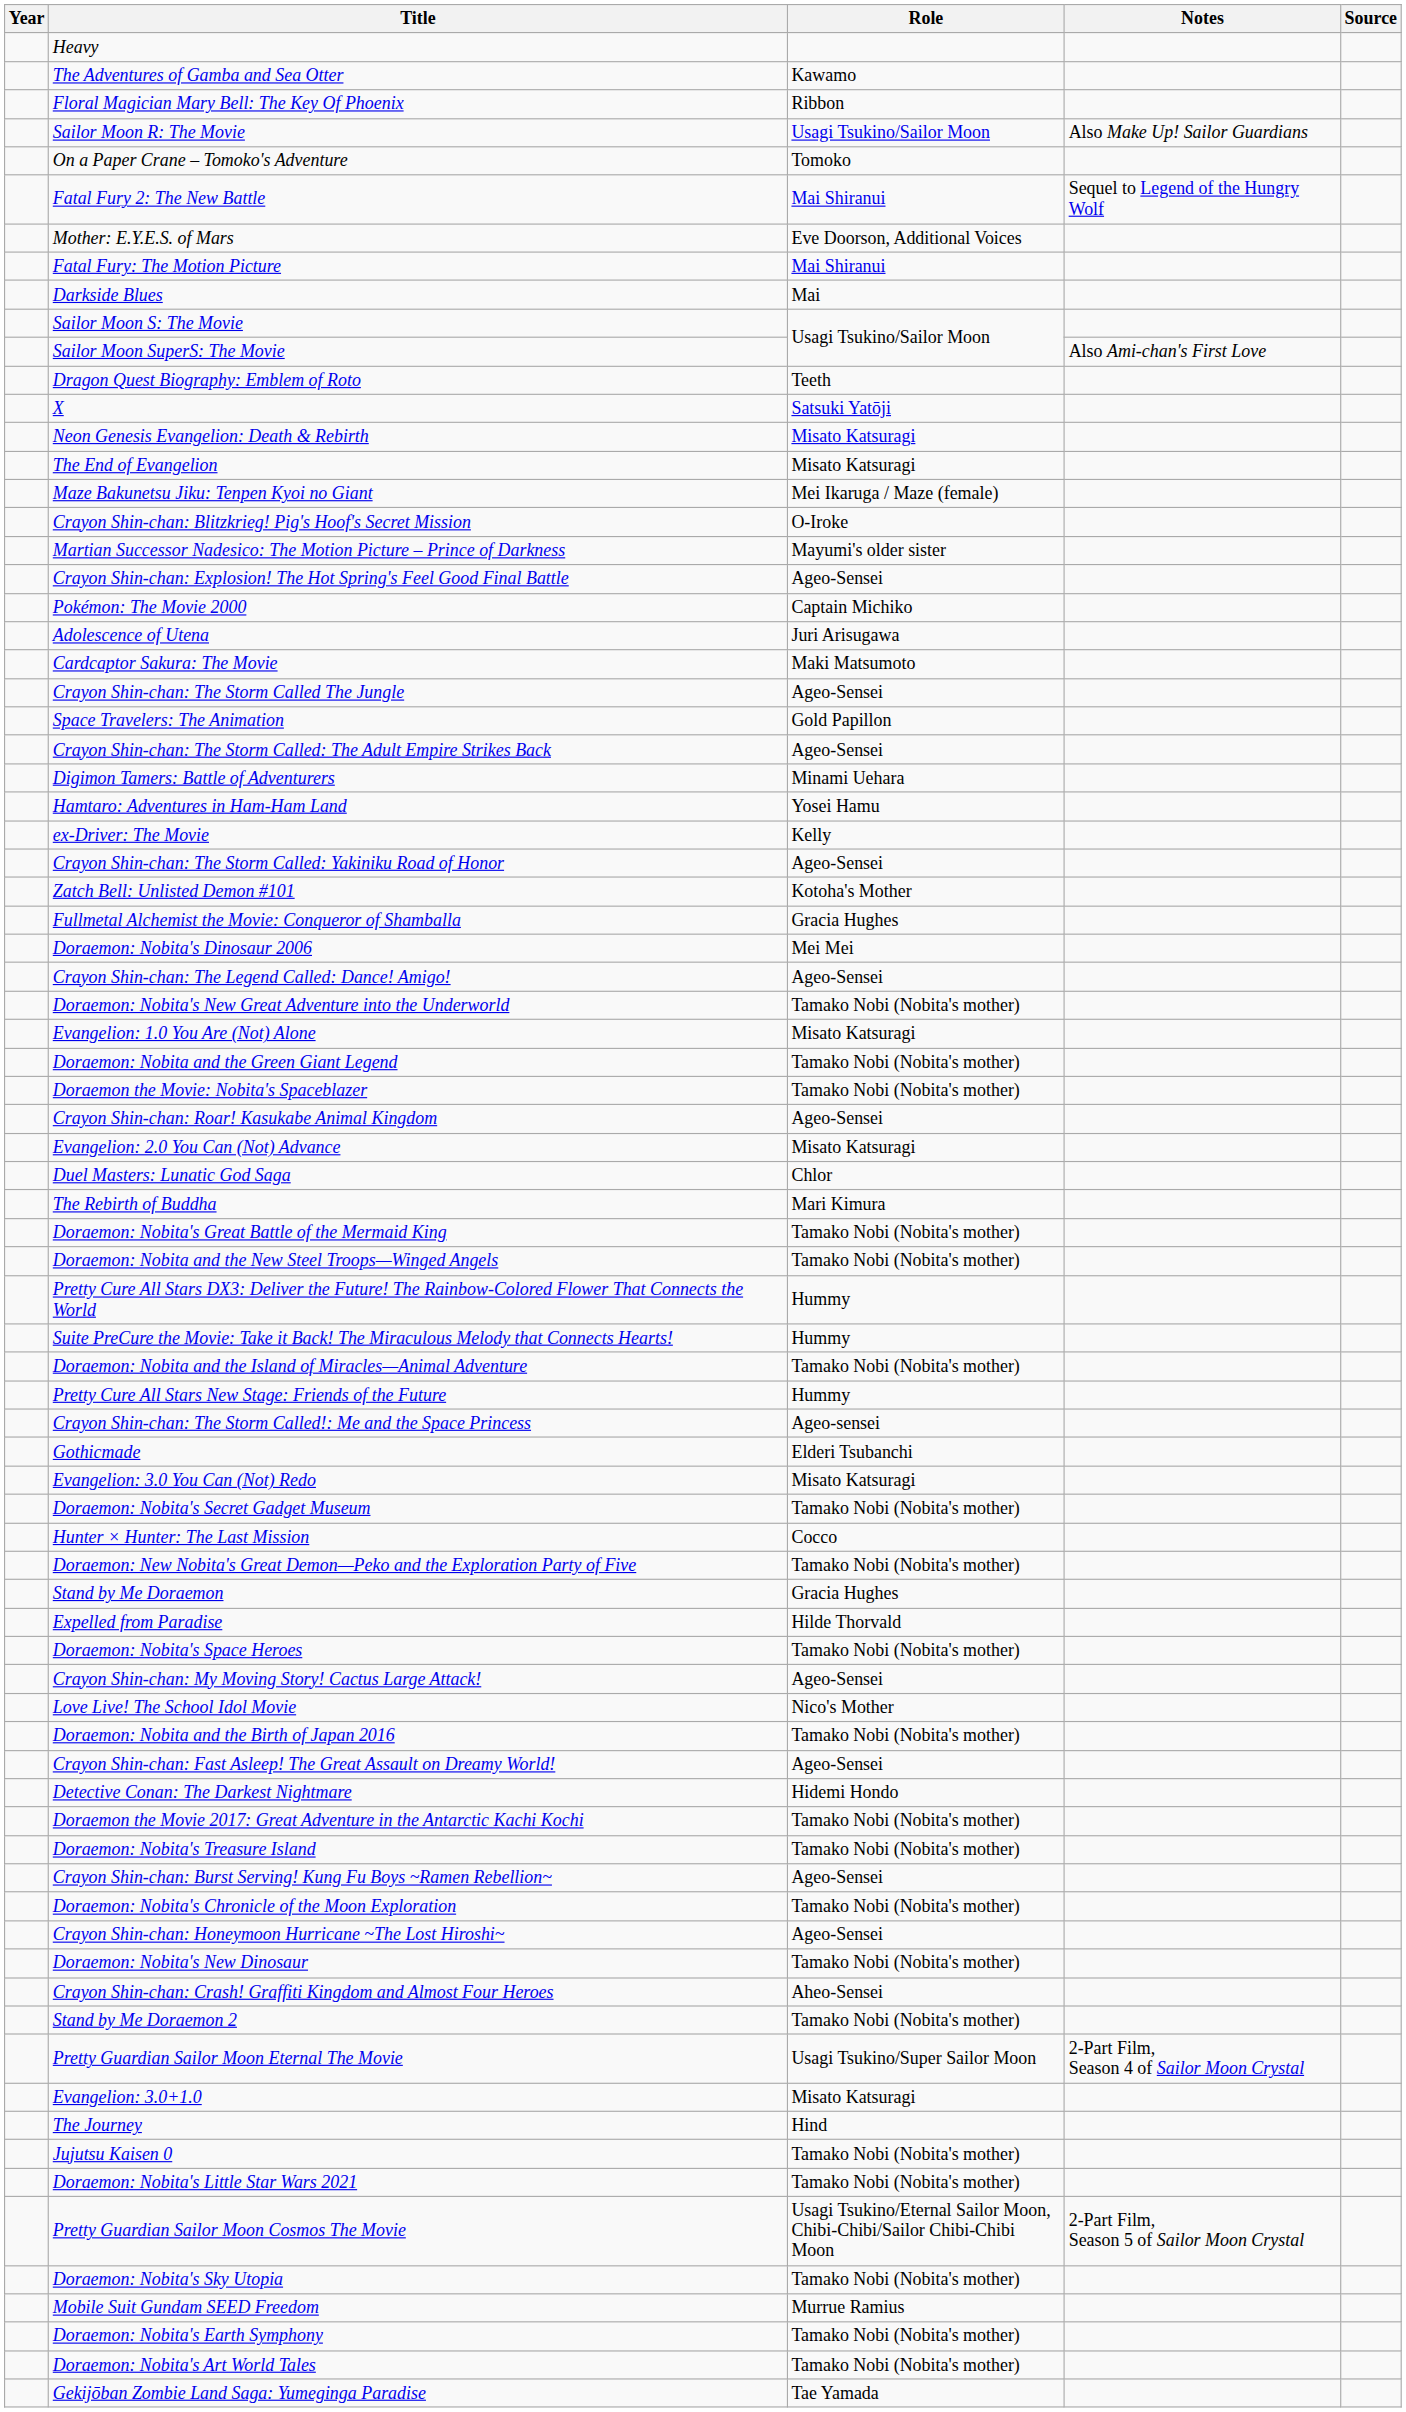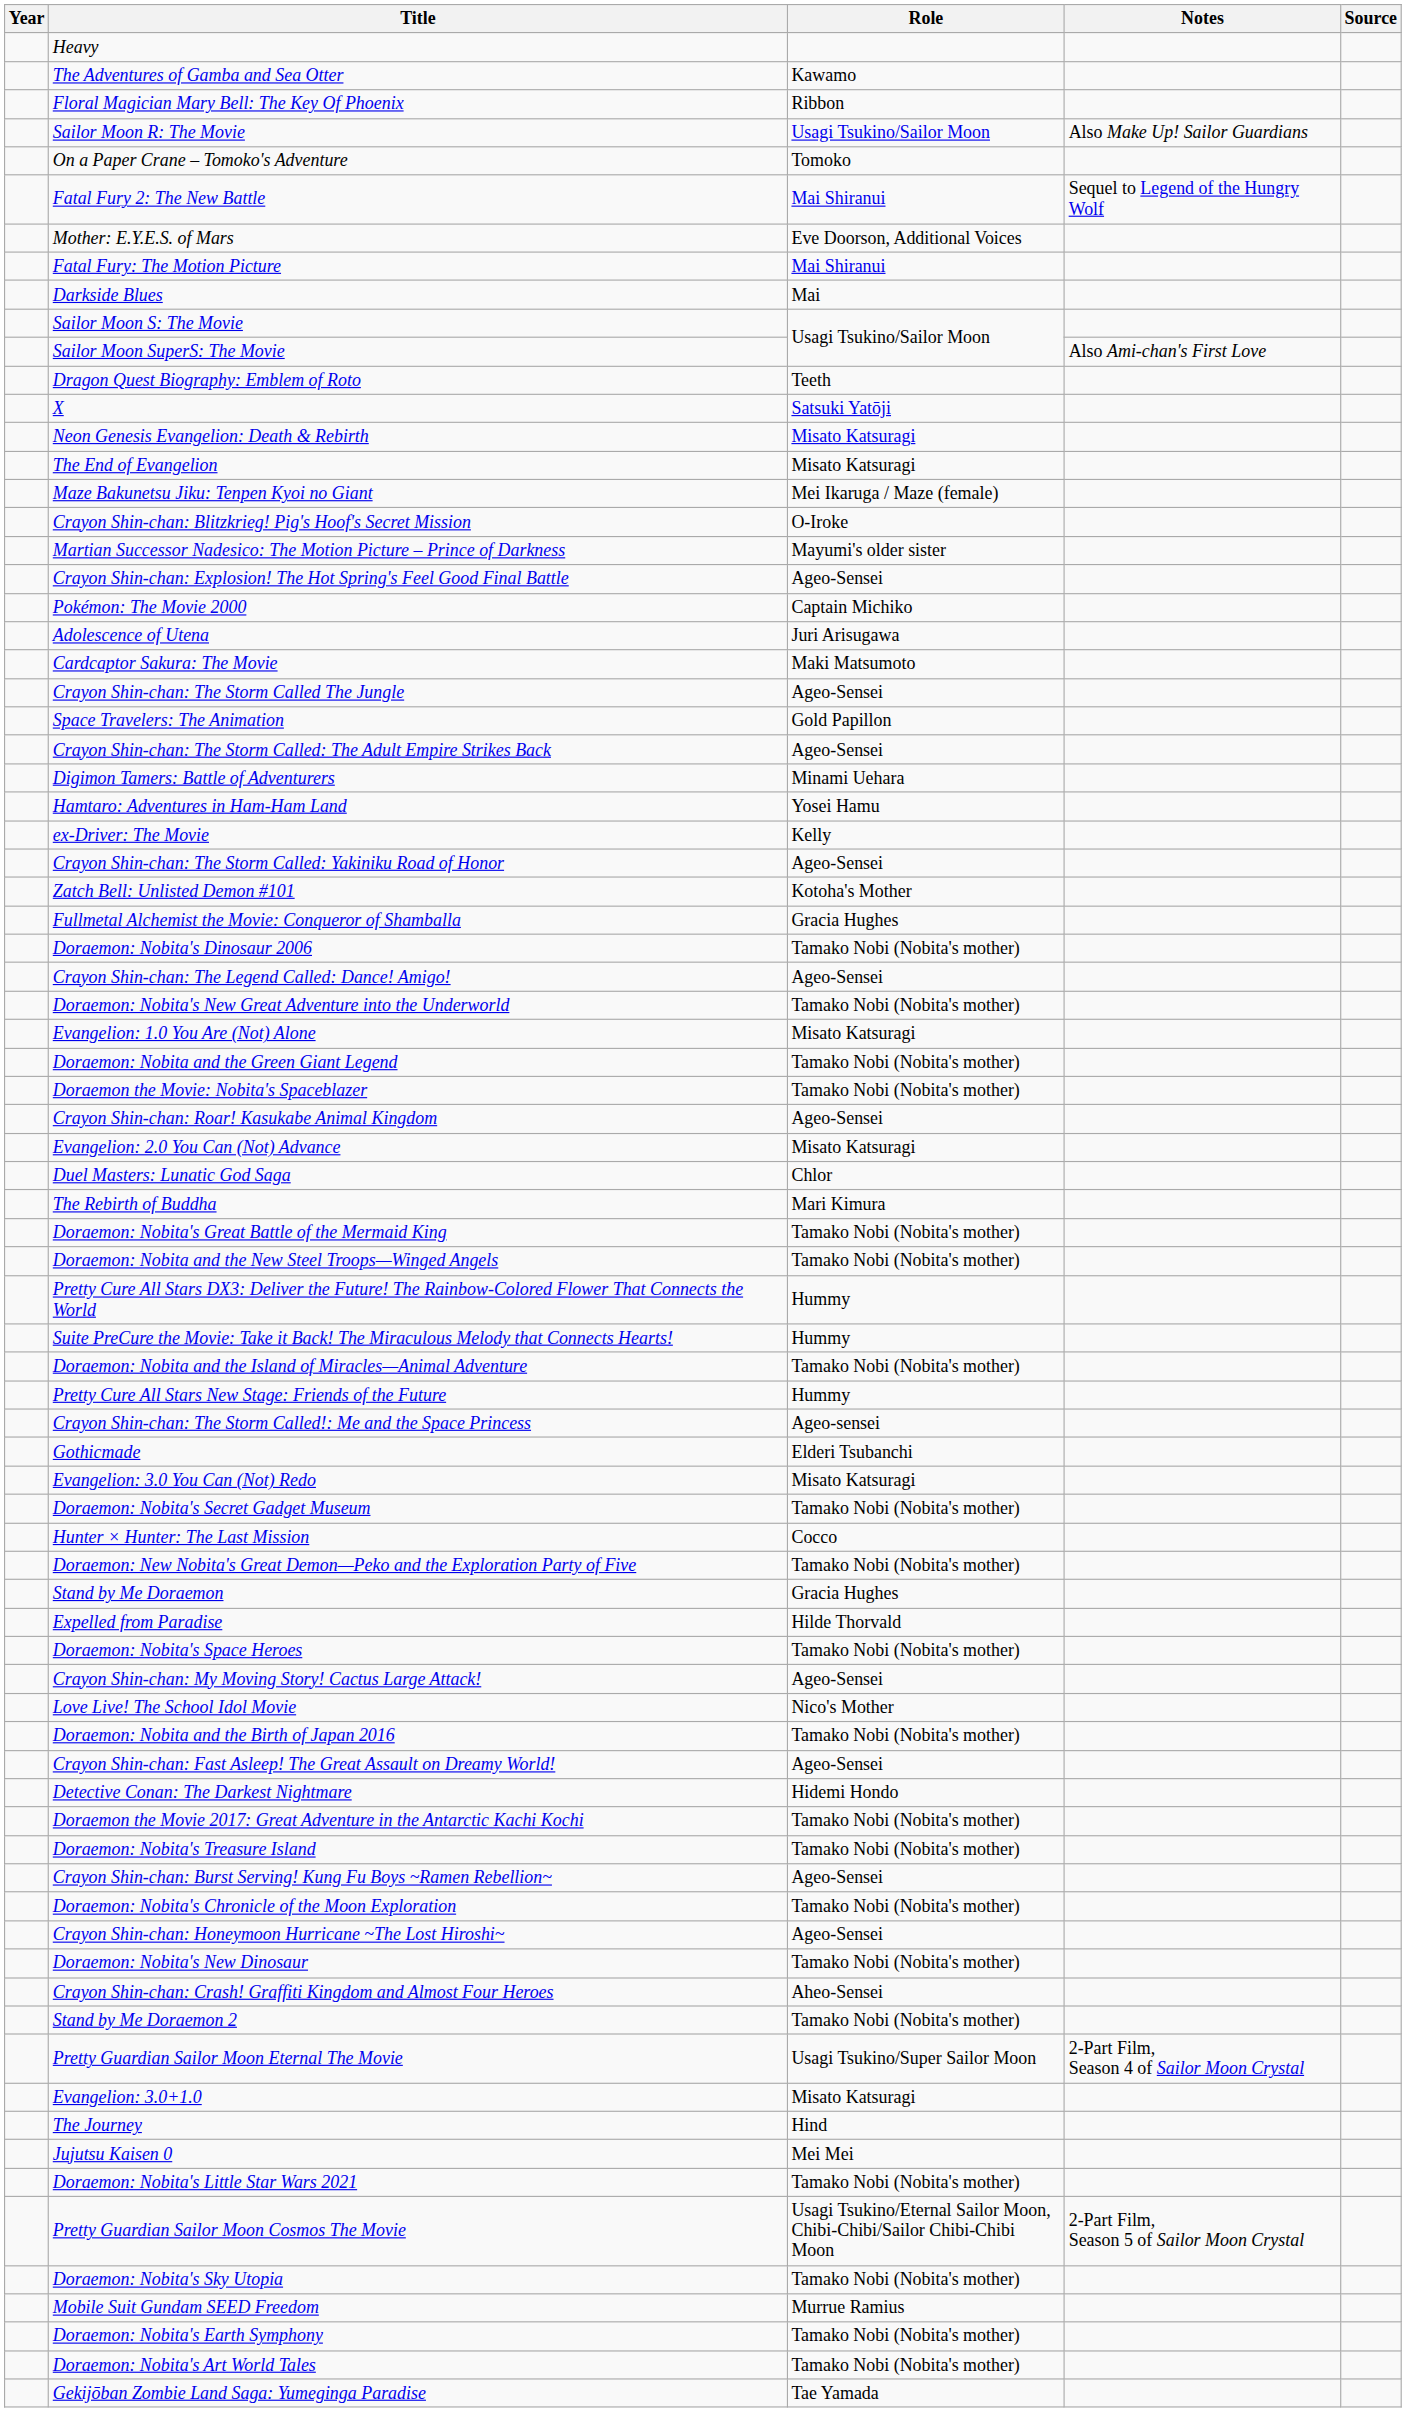(823, 948) Mei Mei -> (906, 948) Tamako Nobi (Nobita's mother)
(906, 2153) Tamako Nobi (Nobita's mother) -> (823, 2153) Mei Mei
